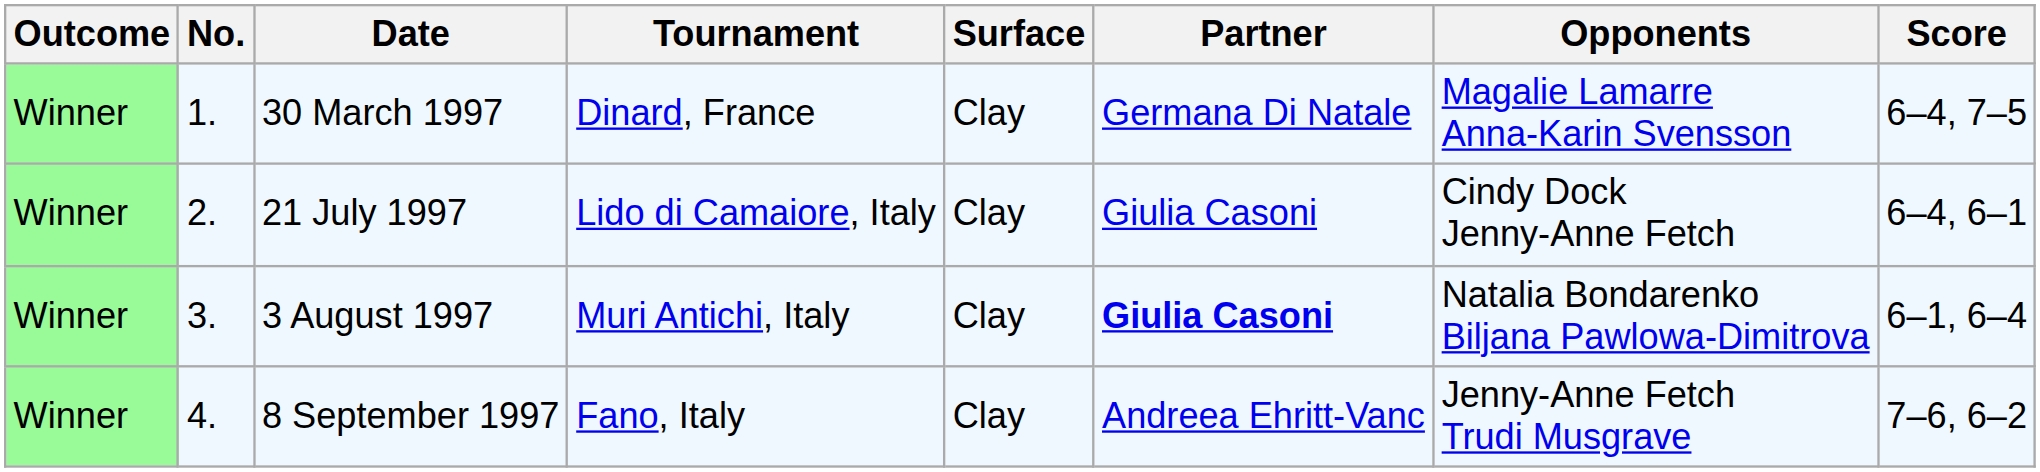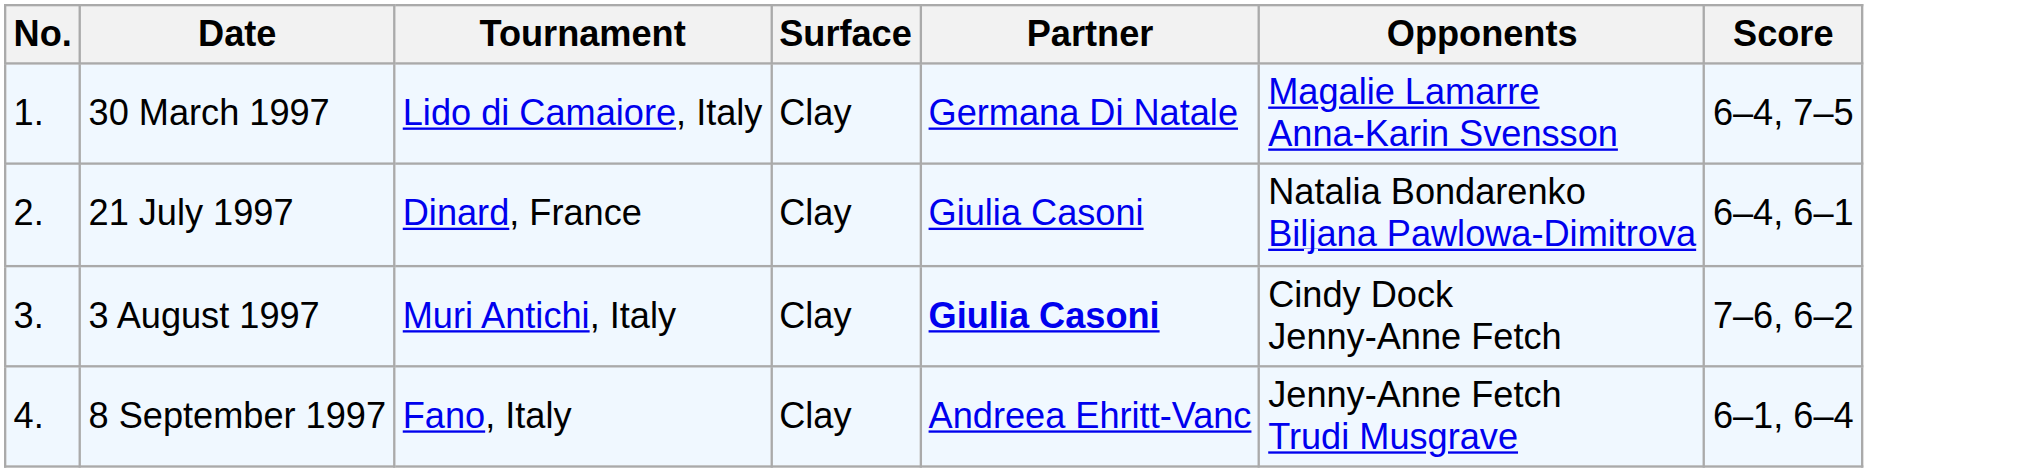- column: (92, 33)
(696, 113) Dinard, France -> (583, 113) Lido di Camaiore, Italy
(756, 213) Lido di Camaiore, Italy -> (522, 213) Dinard, France
(1588, 213) Cindy Dock Jenny-Anne Fetch -> (1482, 213) Natalia Bondarenko Biljana Pawlowa-Dimitrova
(1656, 314) Natalia Bondarenko Biljana Pawlowa-Dimitrova -> (1415, 314) Cindy Dock Jenny-Anne Fetch
(1957, 314) 6–1, 6–4 -> (1783, 314) 7–6, 6–2
(1957, 414) 7–6, 6–2 -> (1783, 414) 6–1, 6–4
